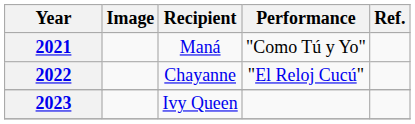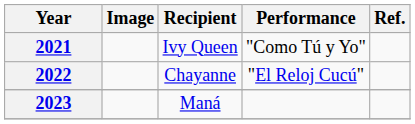(200, 47) Maná -> (200, 47) Ivy Queen
(200, 103) Ivy Queen -> (200, 103) Maná
